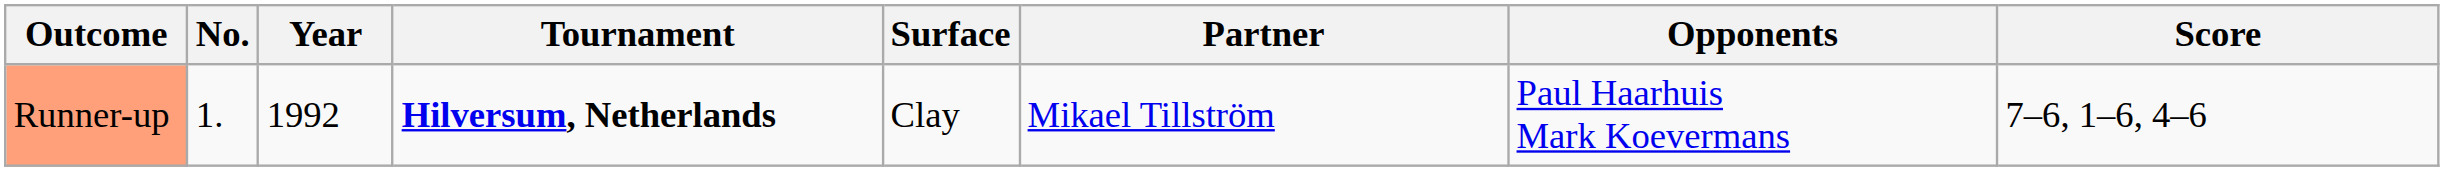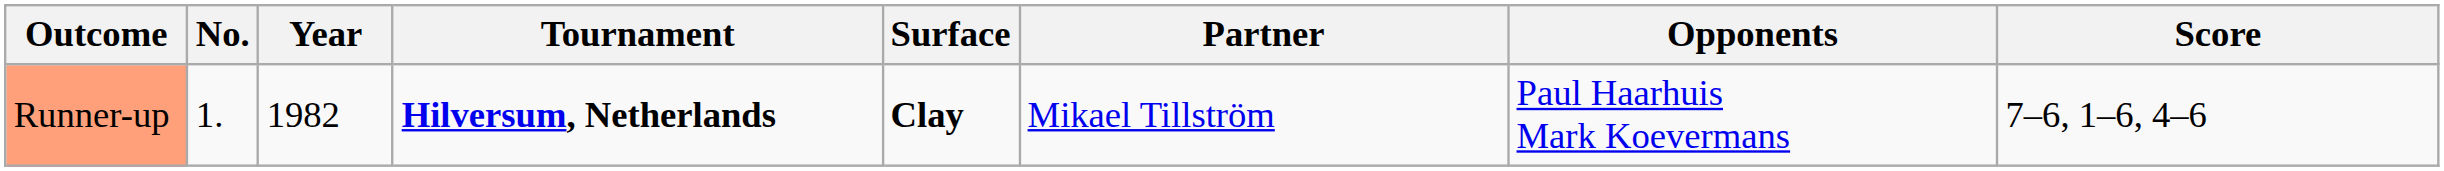(303, 114) 1992 -> (303, 114) 1982
(925, 114) normal -> (927, 114) bold
